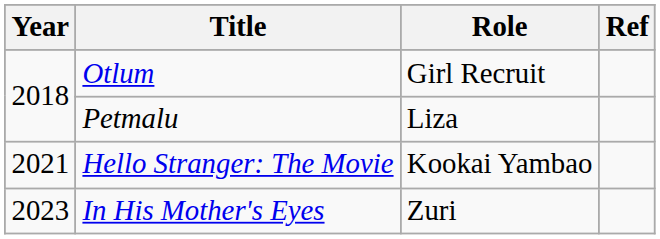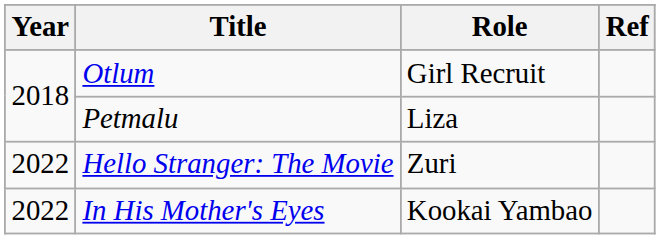(40, 164) 2021 -> (40, 164) 2022
(500, 164) Kookai Yambao -> (432, 164) Zuri
(40, 210) 2023 -> (40, 210) 2022
(432, 210) Zuri -> (500, 210) Kookai Yambao
